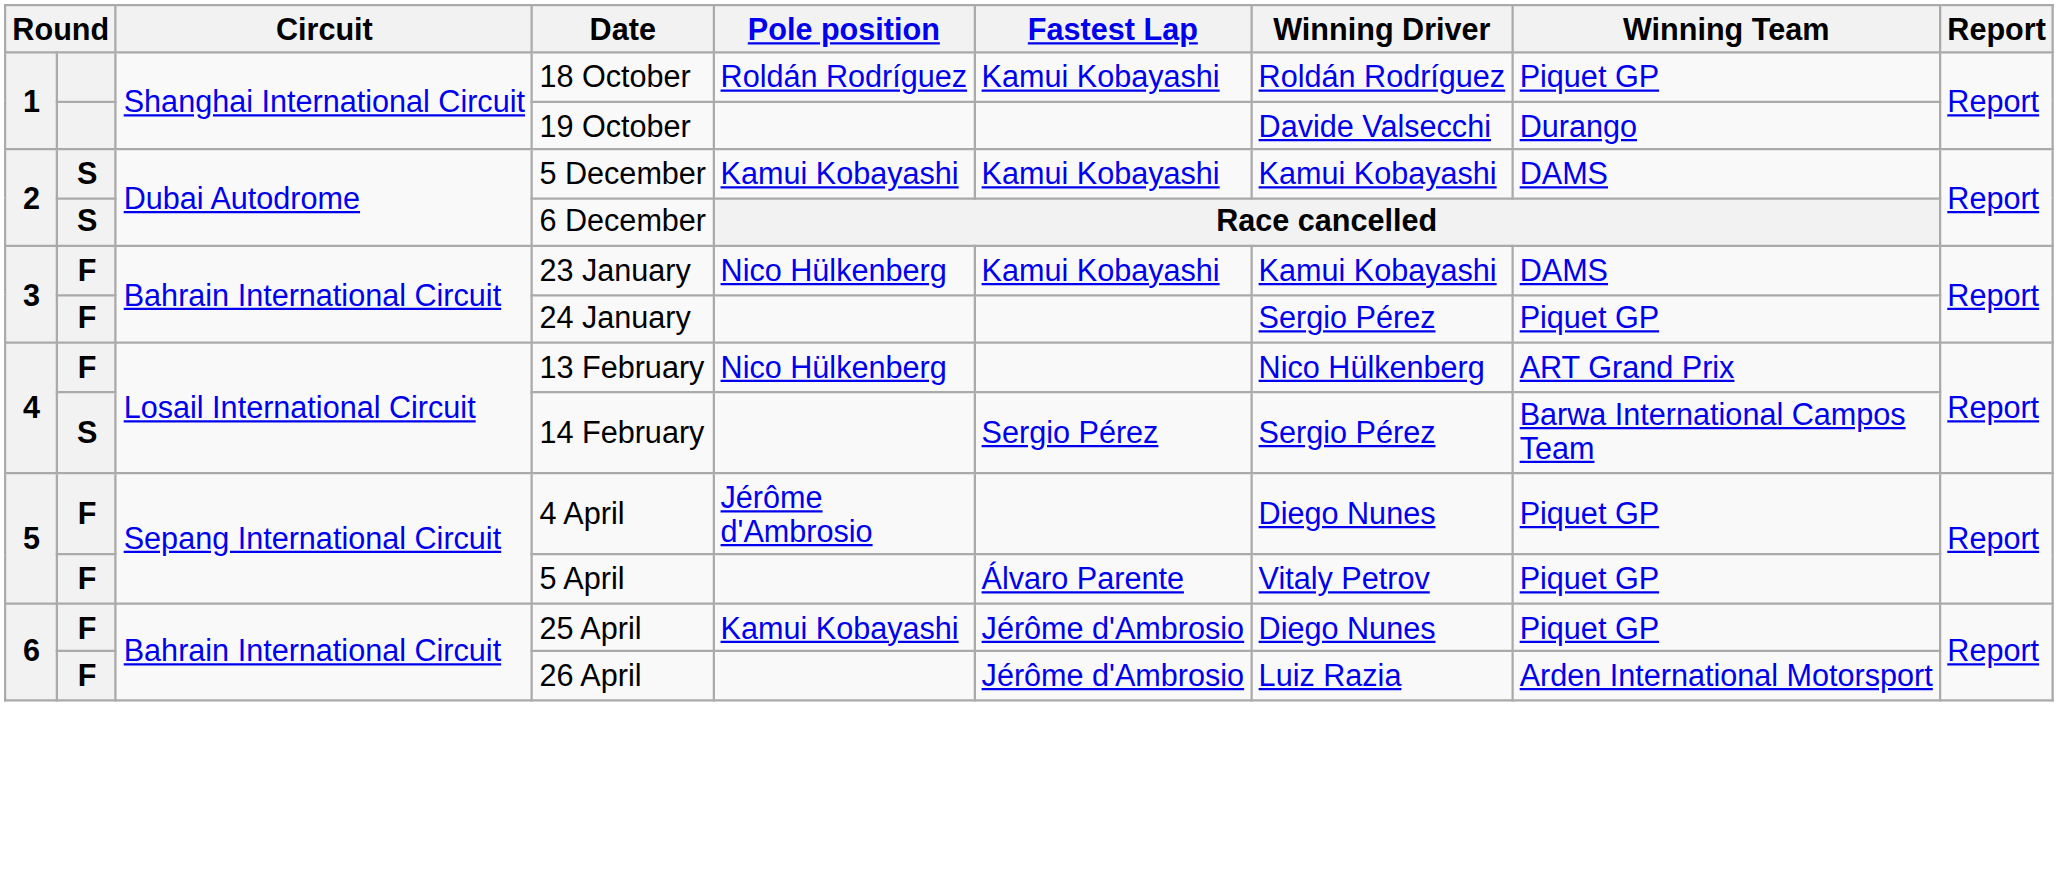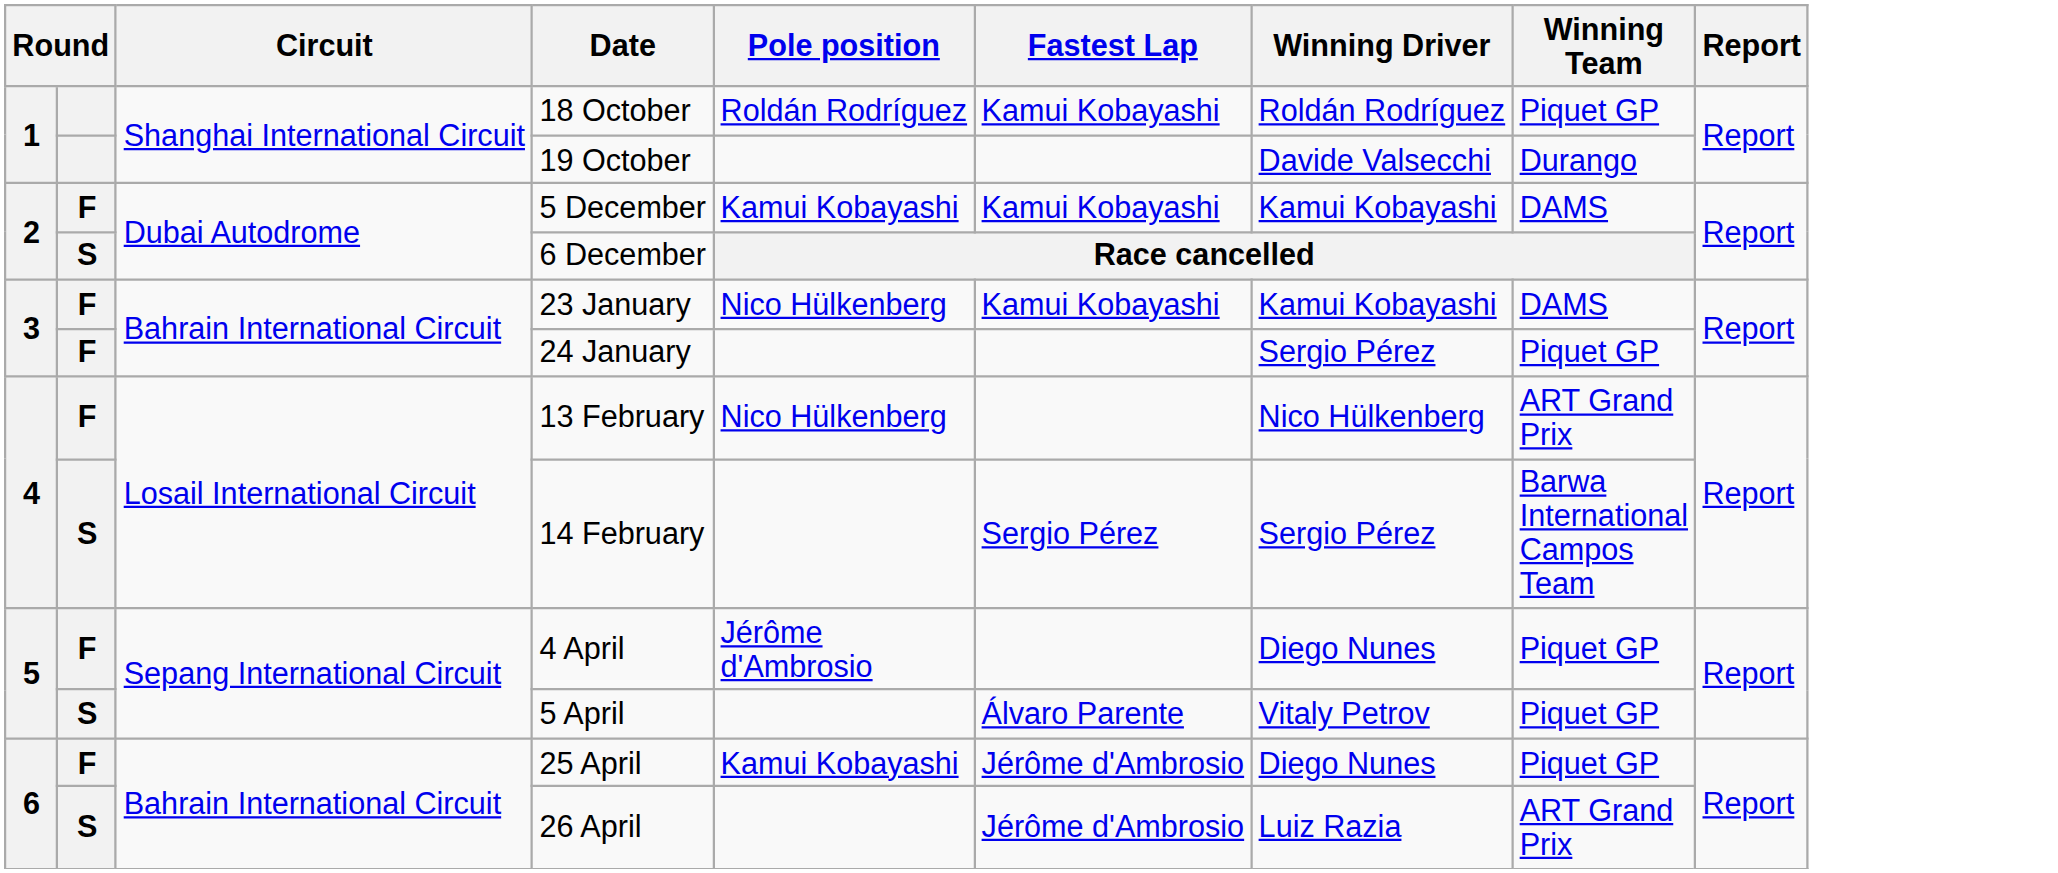(87, 174) S -> (87, 207) F
(87, 579) F -> (87, 714) S
(87, 675) F -> (87, 827) S
(1726, 675) Arden International Motorsport -> (1596, 827) ART Grand Prix
